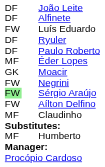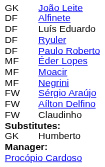(11, 7) DF -> (12, 7) GK
(12, 29) FW -> (11, 29) DF
(12, 72) GK -> (12, 72) MF
(12, 82) FW -> (12, 82) MF
(12, 93) lightgreen background -> (12, 93) no background
(12, 115) MF -> (12, 115) FW
(12, 136) MF -> (12, 136) GK
